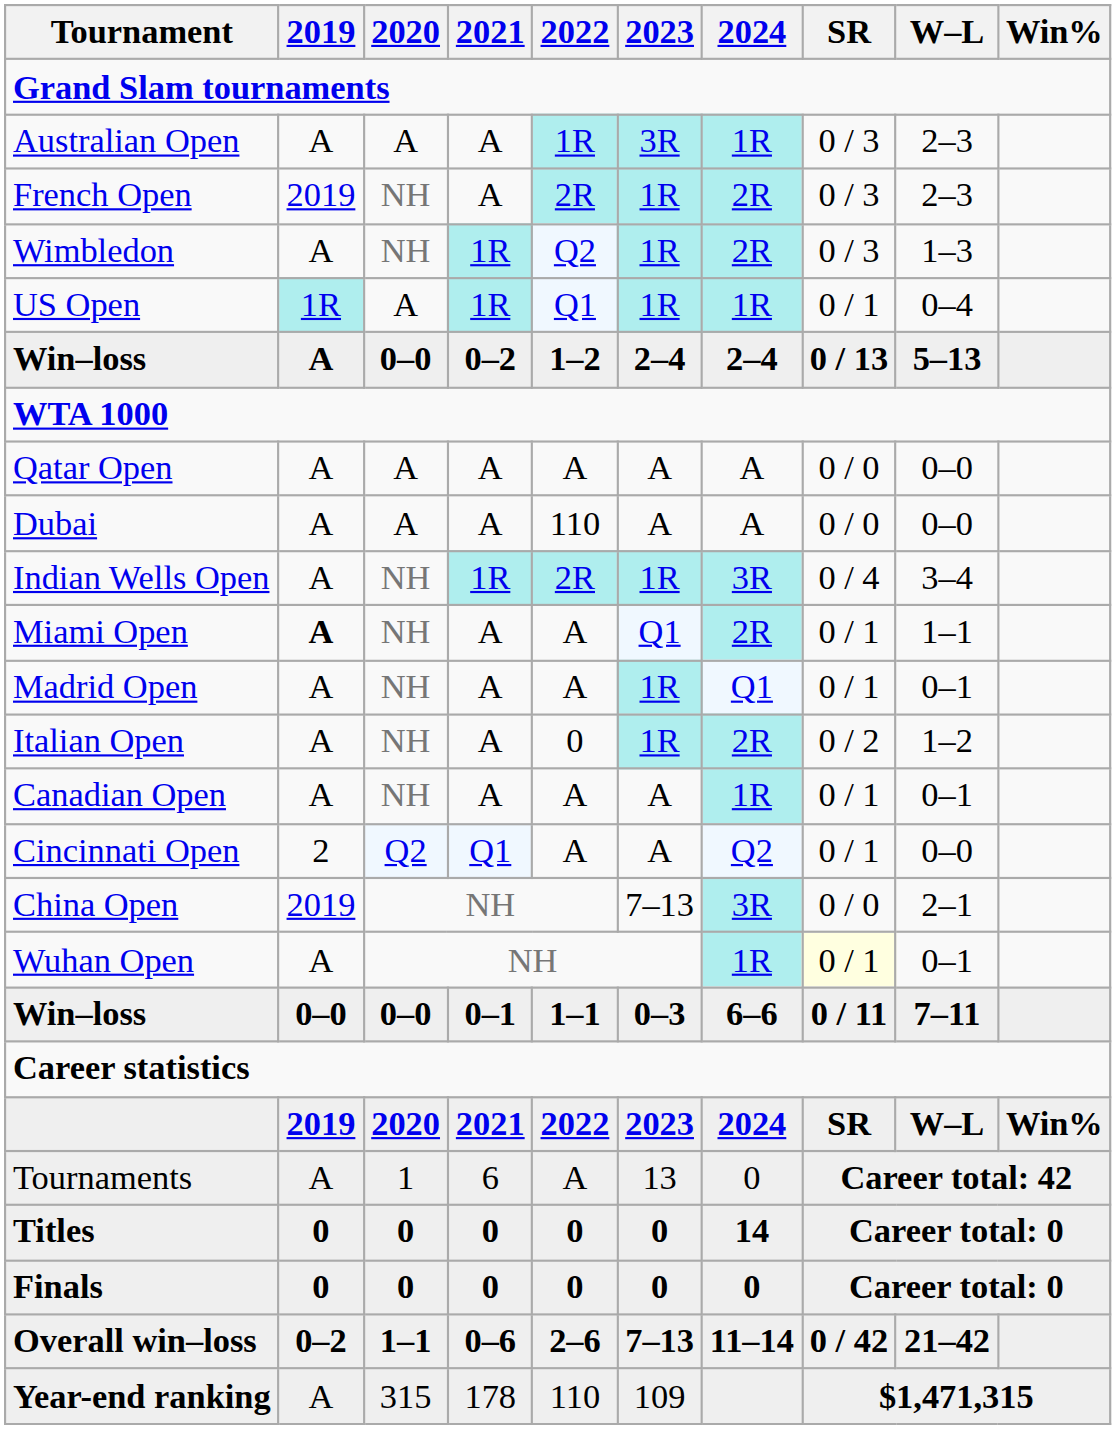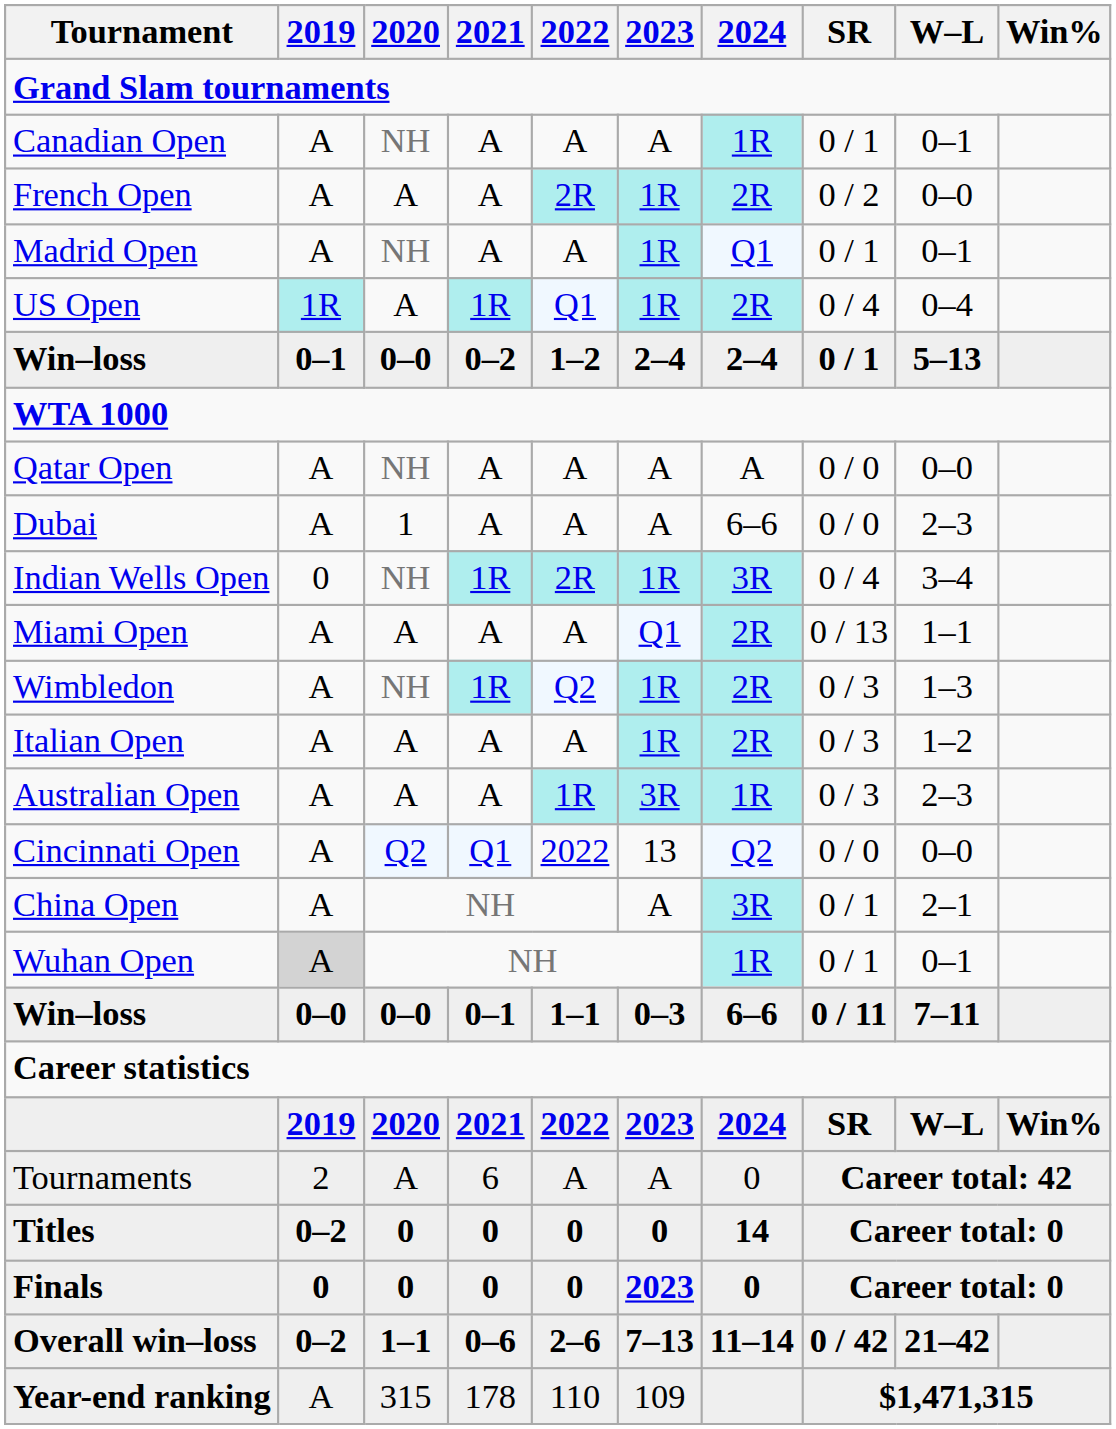rows swapped: (126, 140) <-> (120, 795)
(321, 195) 2019 -> (321, 195) A
(406, 195) NH -> (406, 195) A
(849, 195) 0 / 3 -> (849, 195) 0 / 2
(947, 195) 2–3 -> (947, 195) 0–0
rows swapped: (94, 250) <-> (105, 686)
(752, 304) 1R -> (752, 304) 2R
(849, 304) 0 / 1 -> (849, 304) 0 / 4
(321, 359) A -> (321, 359) 0–1
(849, 359) 0 / 13 -> (849, 359) 0 / 1
(406, 468) A -> (406, 468) NH
(406, 522) A -> (406, 522) 1
(575, 522) 110 -> (575, 522) A
(752, 522) A -> (752, 522) 6–6
(947, 522) 0–0 -> (947, 522) 2–3
(321, 577) A -> (321, 577) 0
(321, 631) bold -> (321, 631) normal
(406, 631) NH -> (406, 631) A
(849, 631) 0 / 1 -> (849, 631) 0 / 13
(406, 741) NH -> (406, 741) A
(575, 741) 0 -> (575, 741) A
(849, 741) 0 / 2 -> (849, 741) 0 / 3
(321, 850) 2 -> (321, 850) A
(575, 850) A -> (575, 850) 2022
(660, 850) A -> (660, 850) 13
(849, 850) 0 / 1 -> (849, 850) 0 / 0
(321, 904) 2019 -> (321, 904) A
(660, 904) 7–13 -> (660, 904) A
(849, 904) 0 / 0 -> (849, 904) 0 / 1
(321, 959) no background -> (321, 959) lightgrey background
(849, 959) lightyellow background -> (849, 959) no background
(321, 1177) A -> (321, 1177) 2
(406, 1177) 1 -> (406, 1177) A
(660, 1177) 13 -> (660, 1177) A
(321, 1232) 0 -> (321, 1232) 0–2
(660, 1286) 0 -> (660, 1286) 2023
